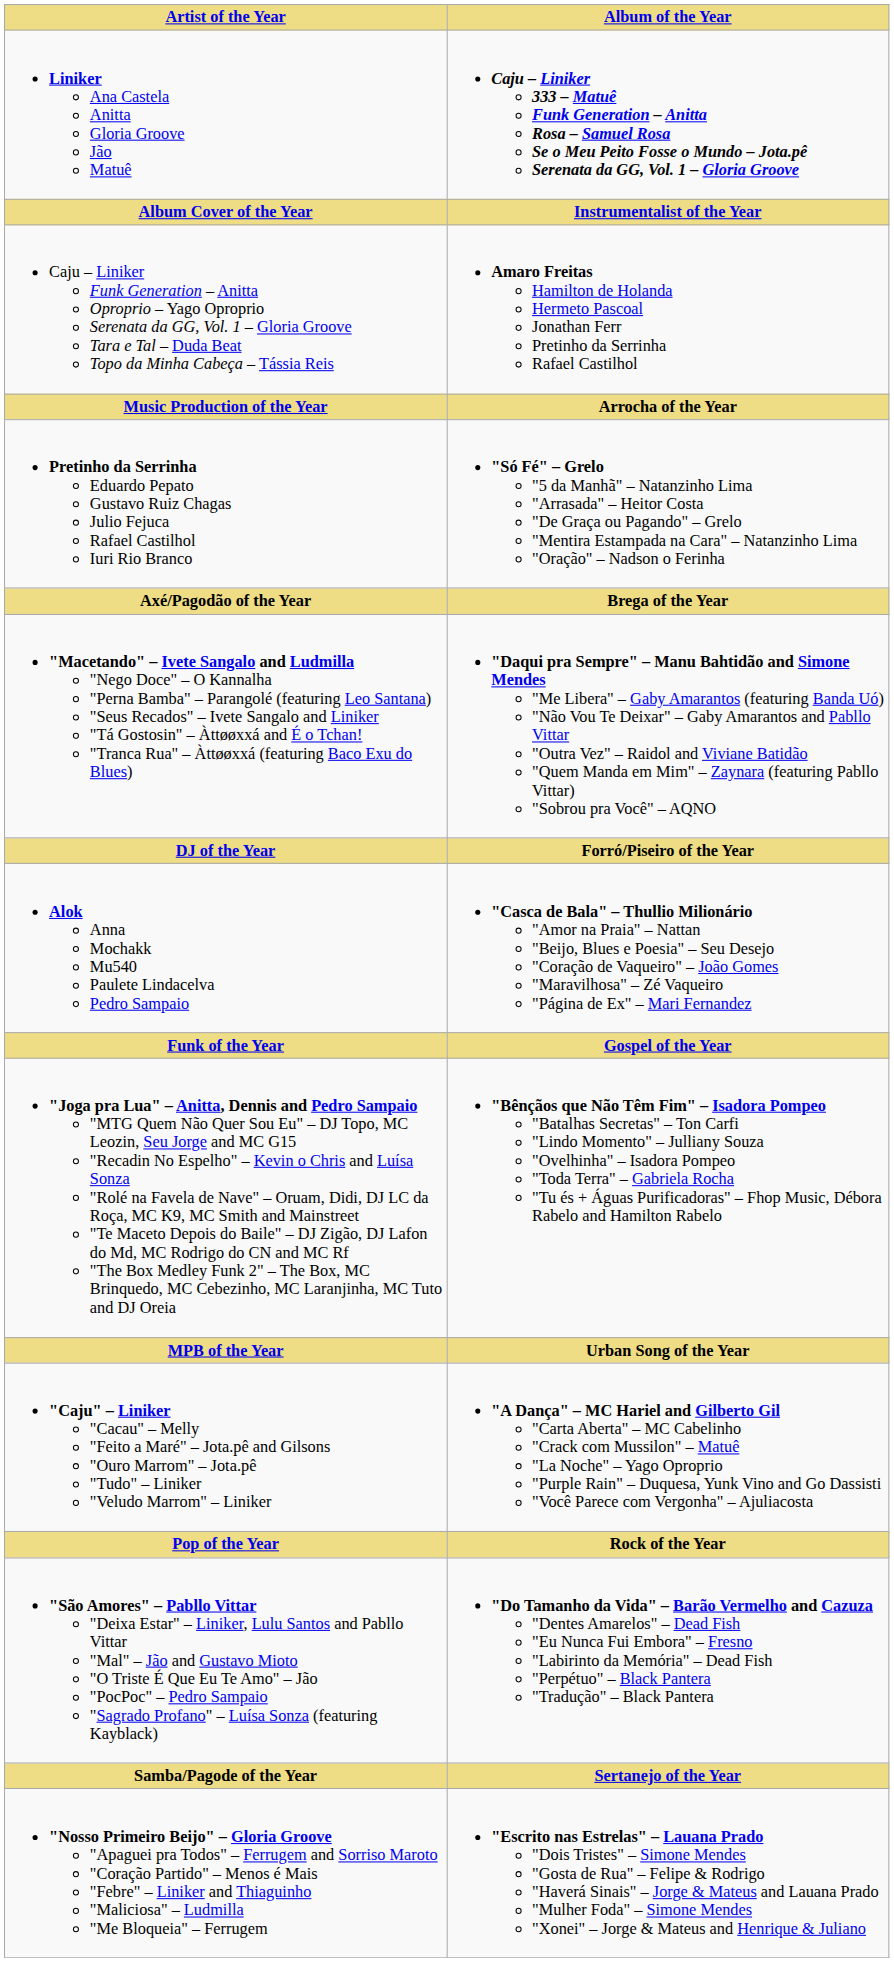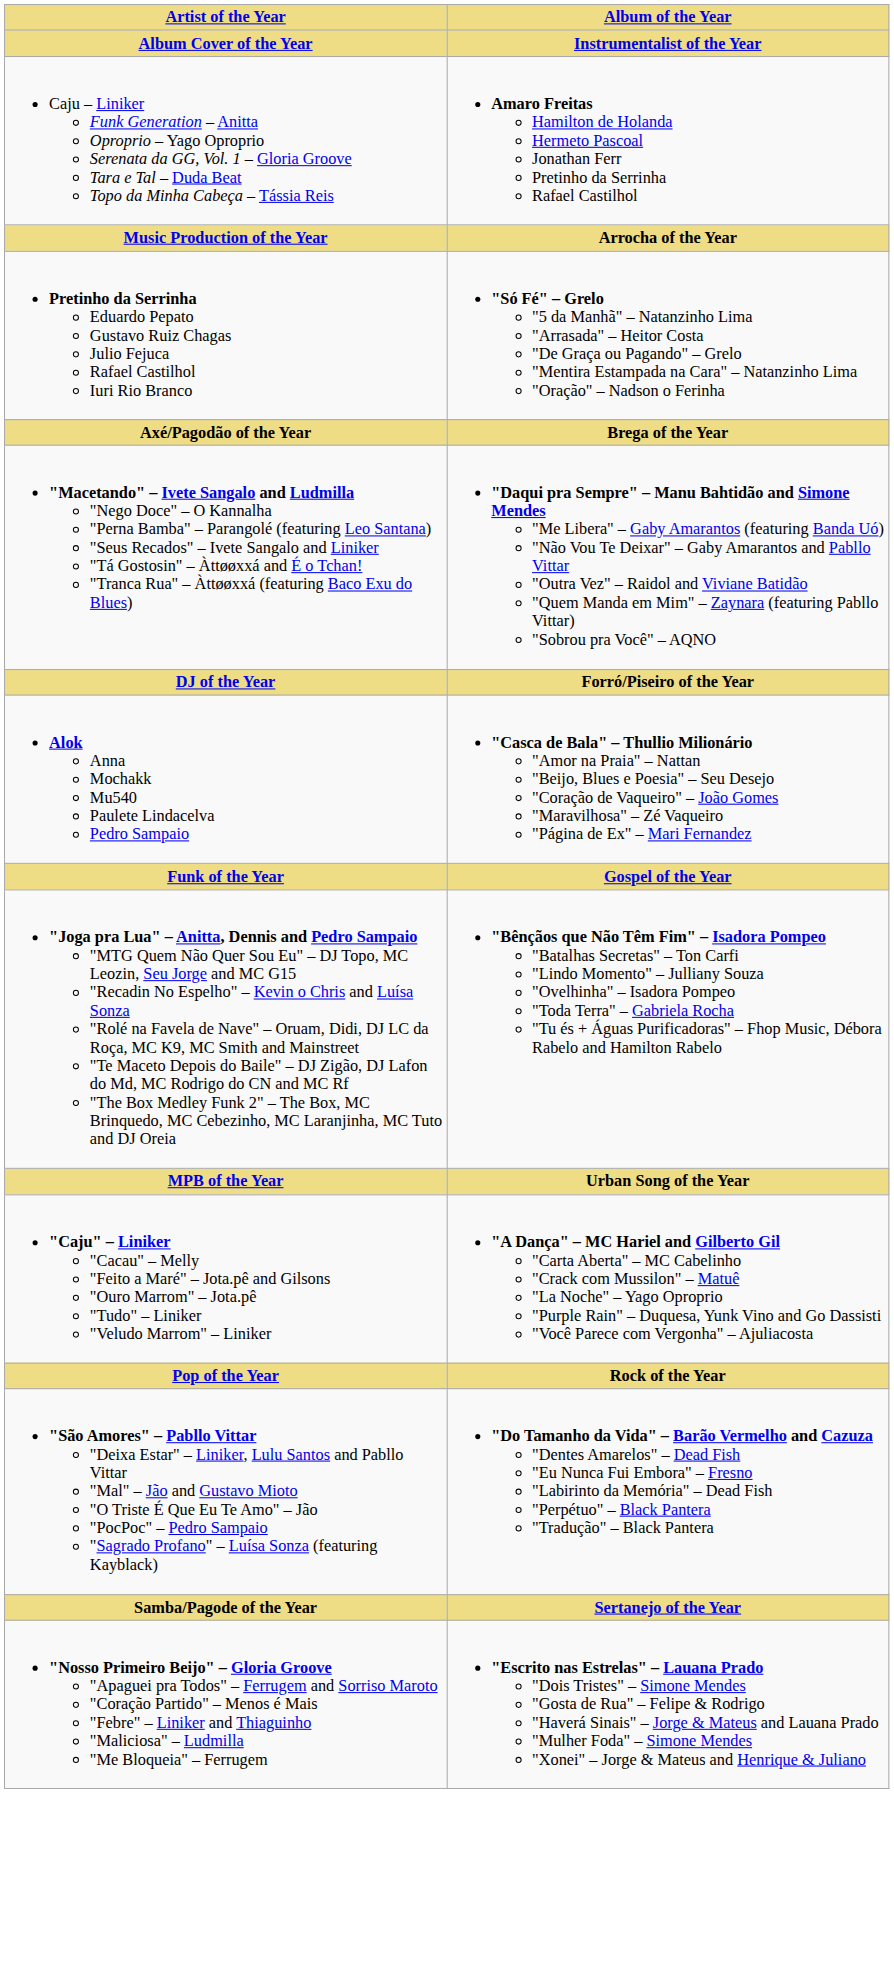- row: (226, 124)
